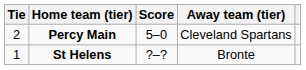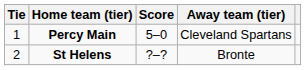(17, 34) 2 -> (17, 34) 1
(17, 54) 1 -> (17, 54) 2
